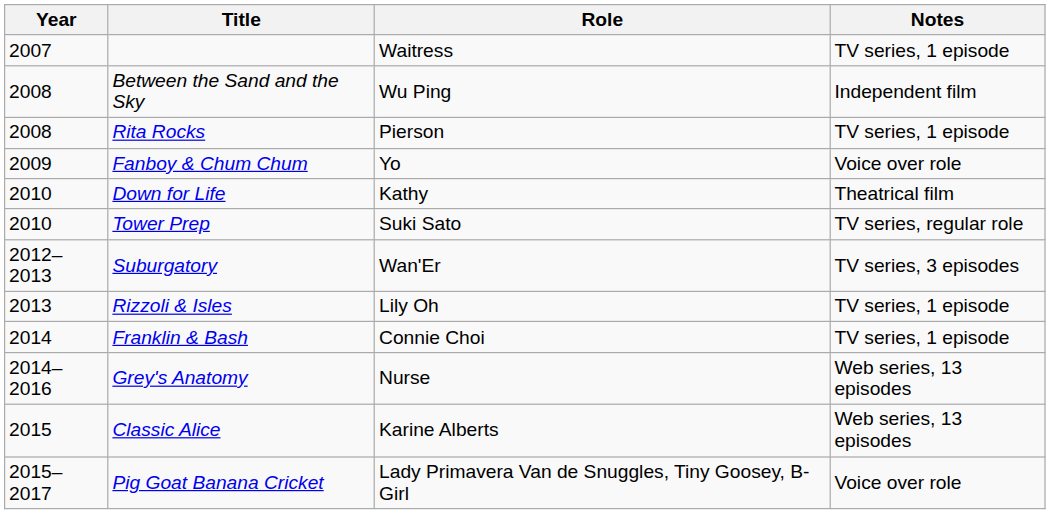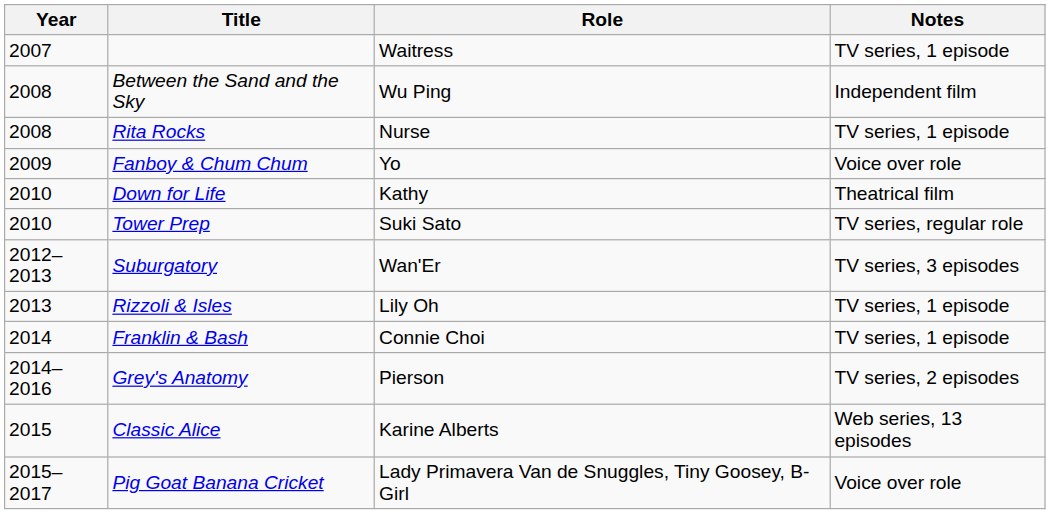(412, 132) Pierson -> (405, 132) Nurse
(405, 378) Nurse -> (412, 378) Pierson
(898, 378) Web series, 13 episodes -> (927, 378) TV series, 2 episodes
